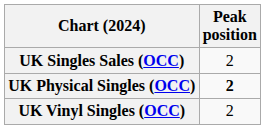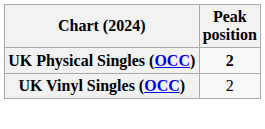- row: (102, 60)
